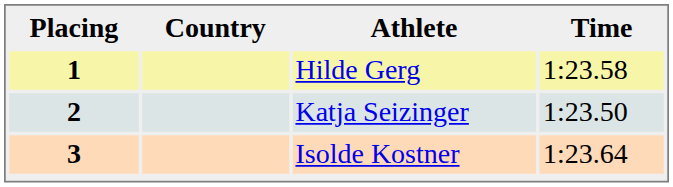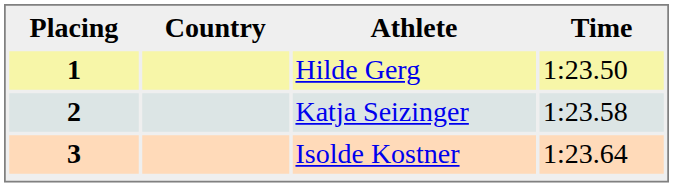(585, 70) 1:23.58 -> (585, 70) 1:23.50
(585, 112) 1:23.50 -> (585, 112) 1:23.58
